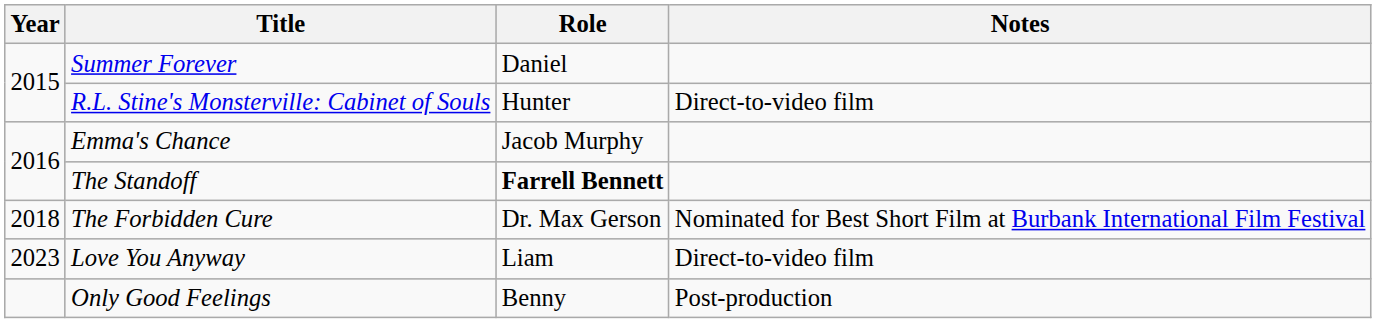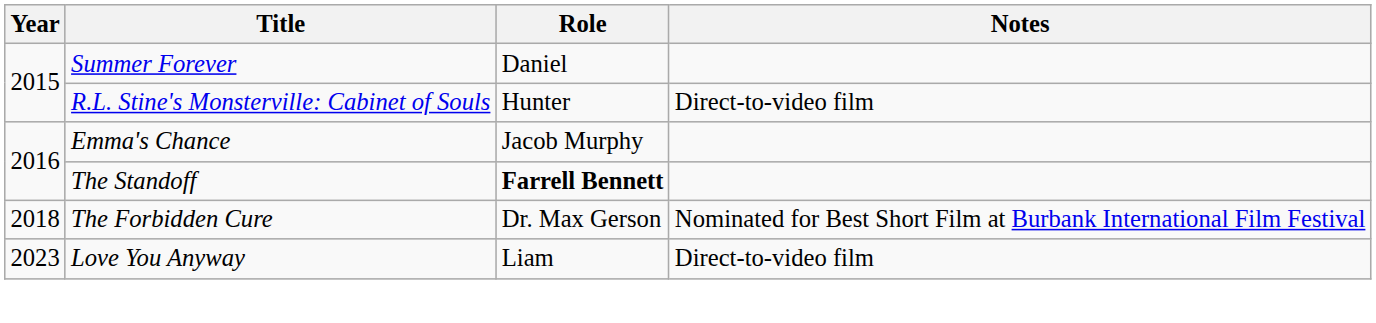- row: (171, 297)
